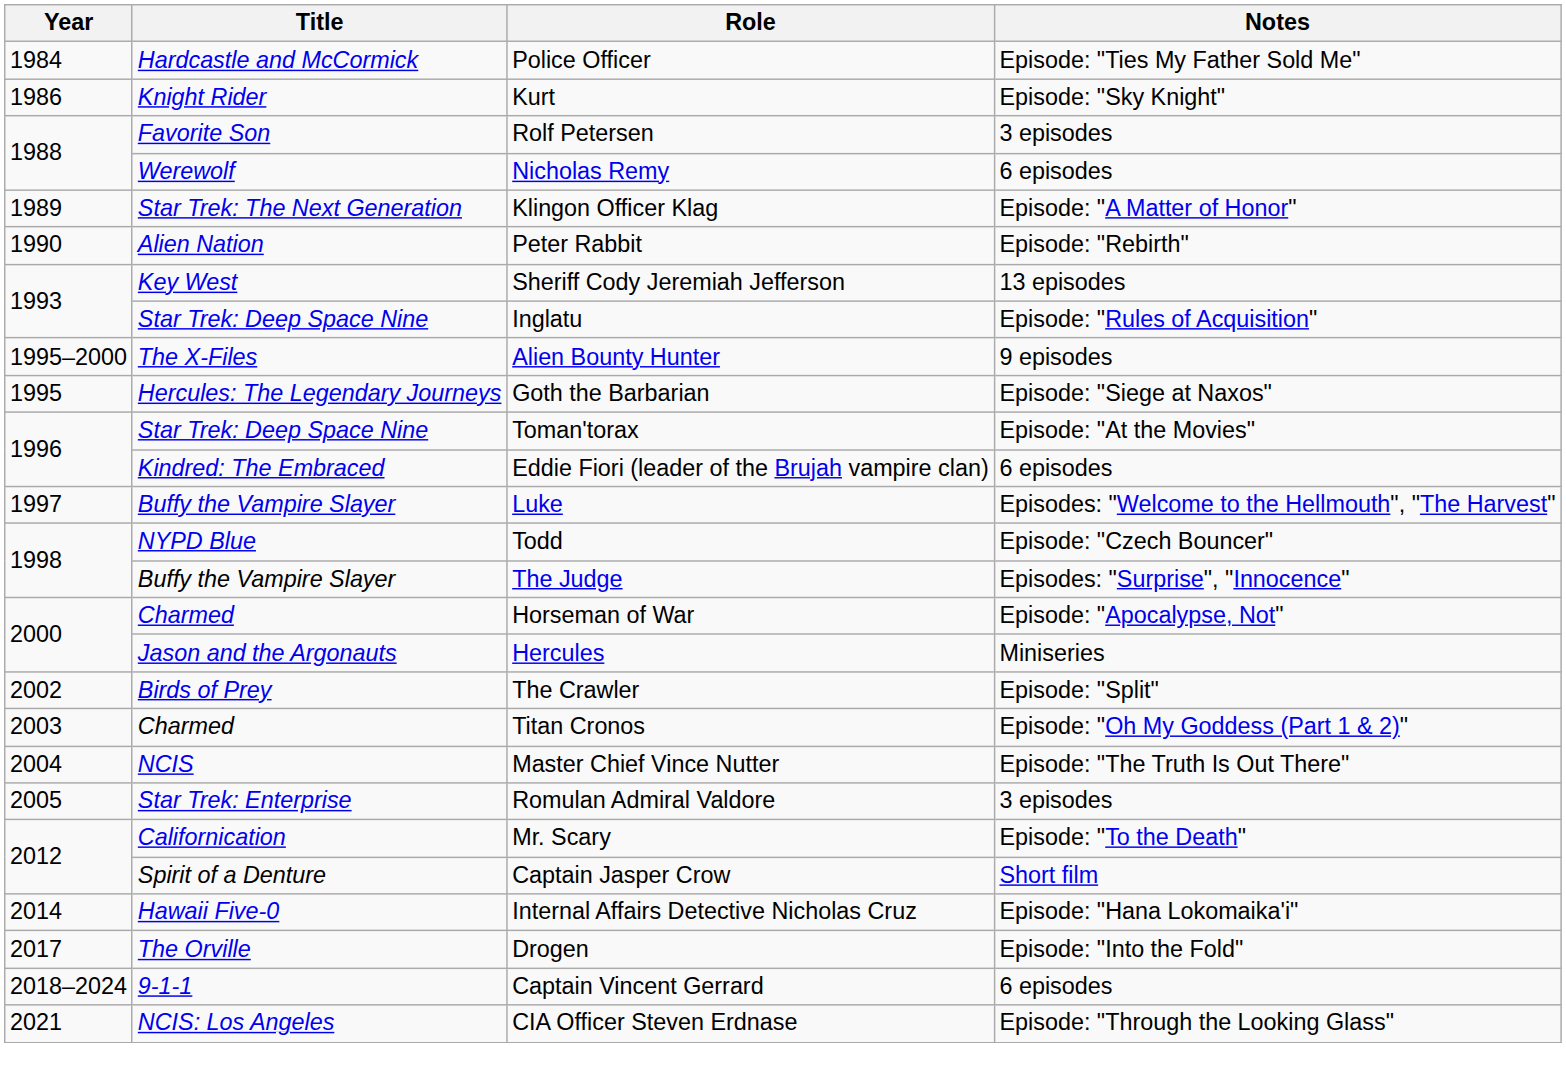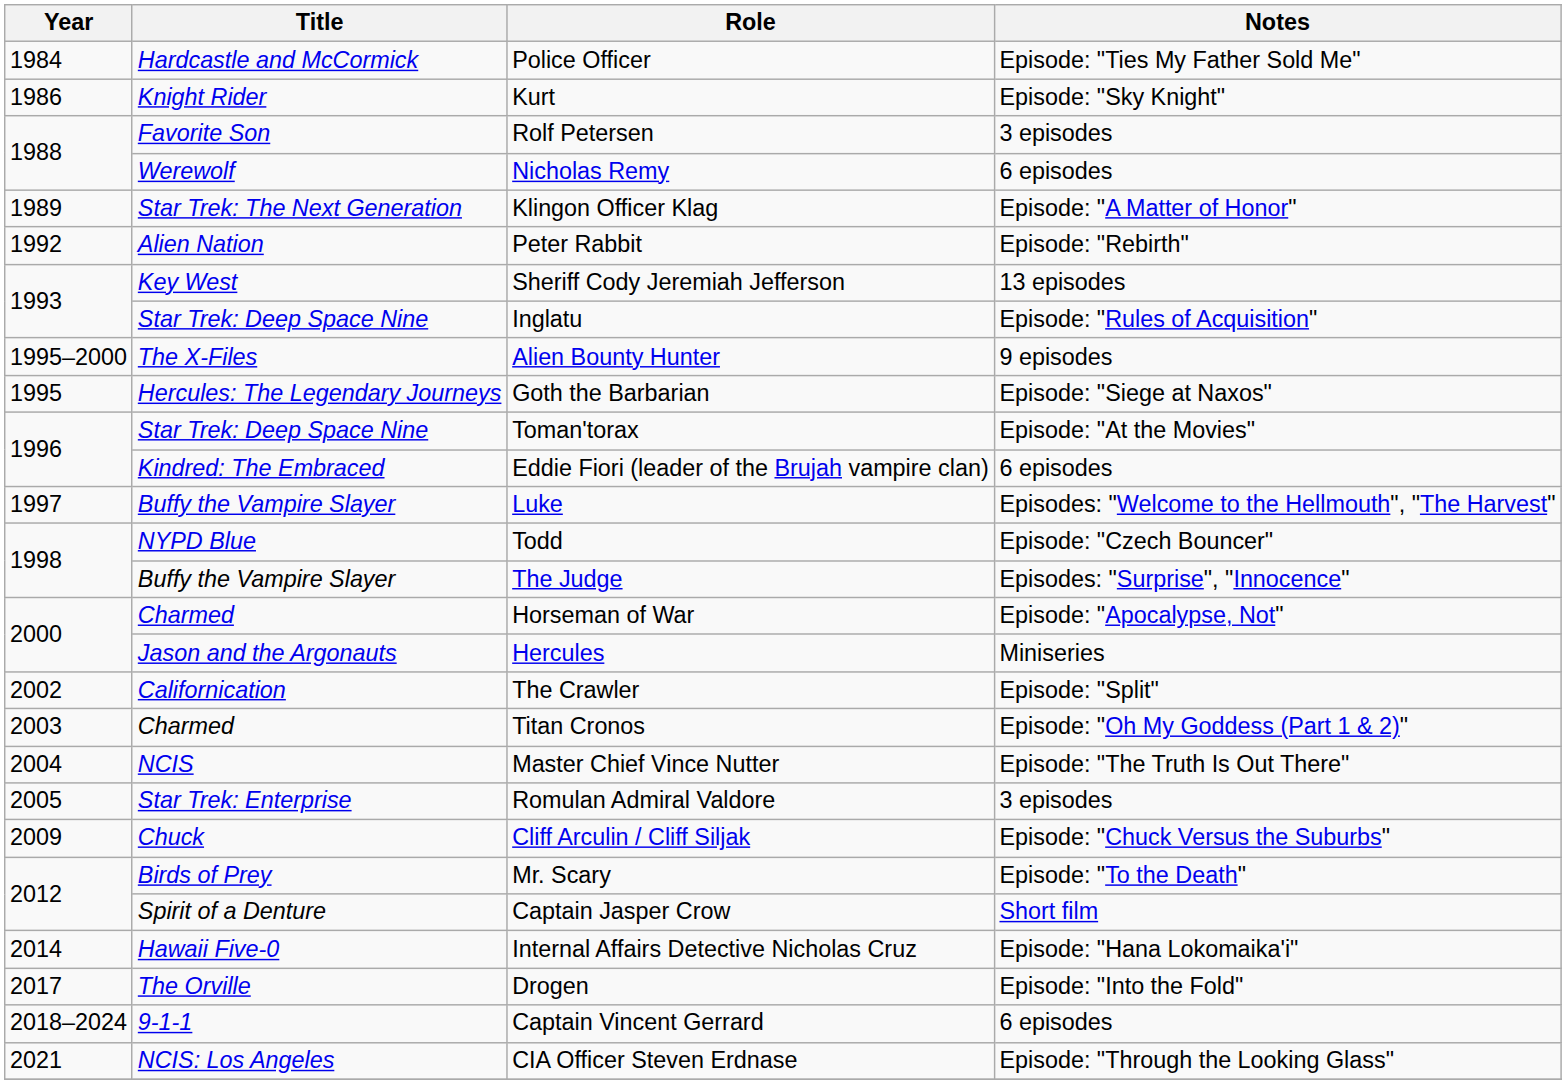(36, 245) 1990 -> (36, 245) 1992
(205, 689) Birds of Prey -> (212, 689) Californication
+ row: (631, 838)
(212, 838) Californication -> (205, 875) Birds of Prey
